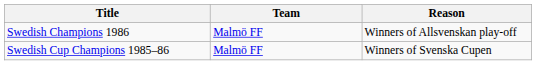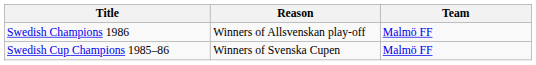columns swapped: (286, 13) <-> (447, 13)
